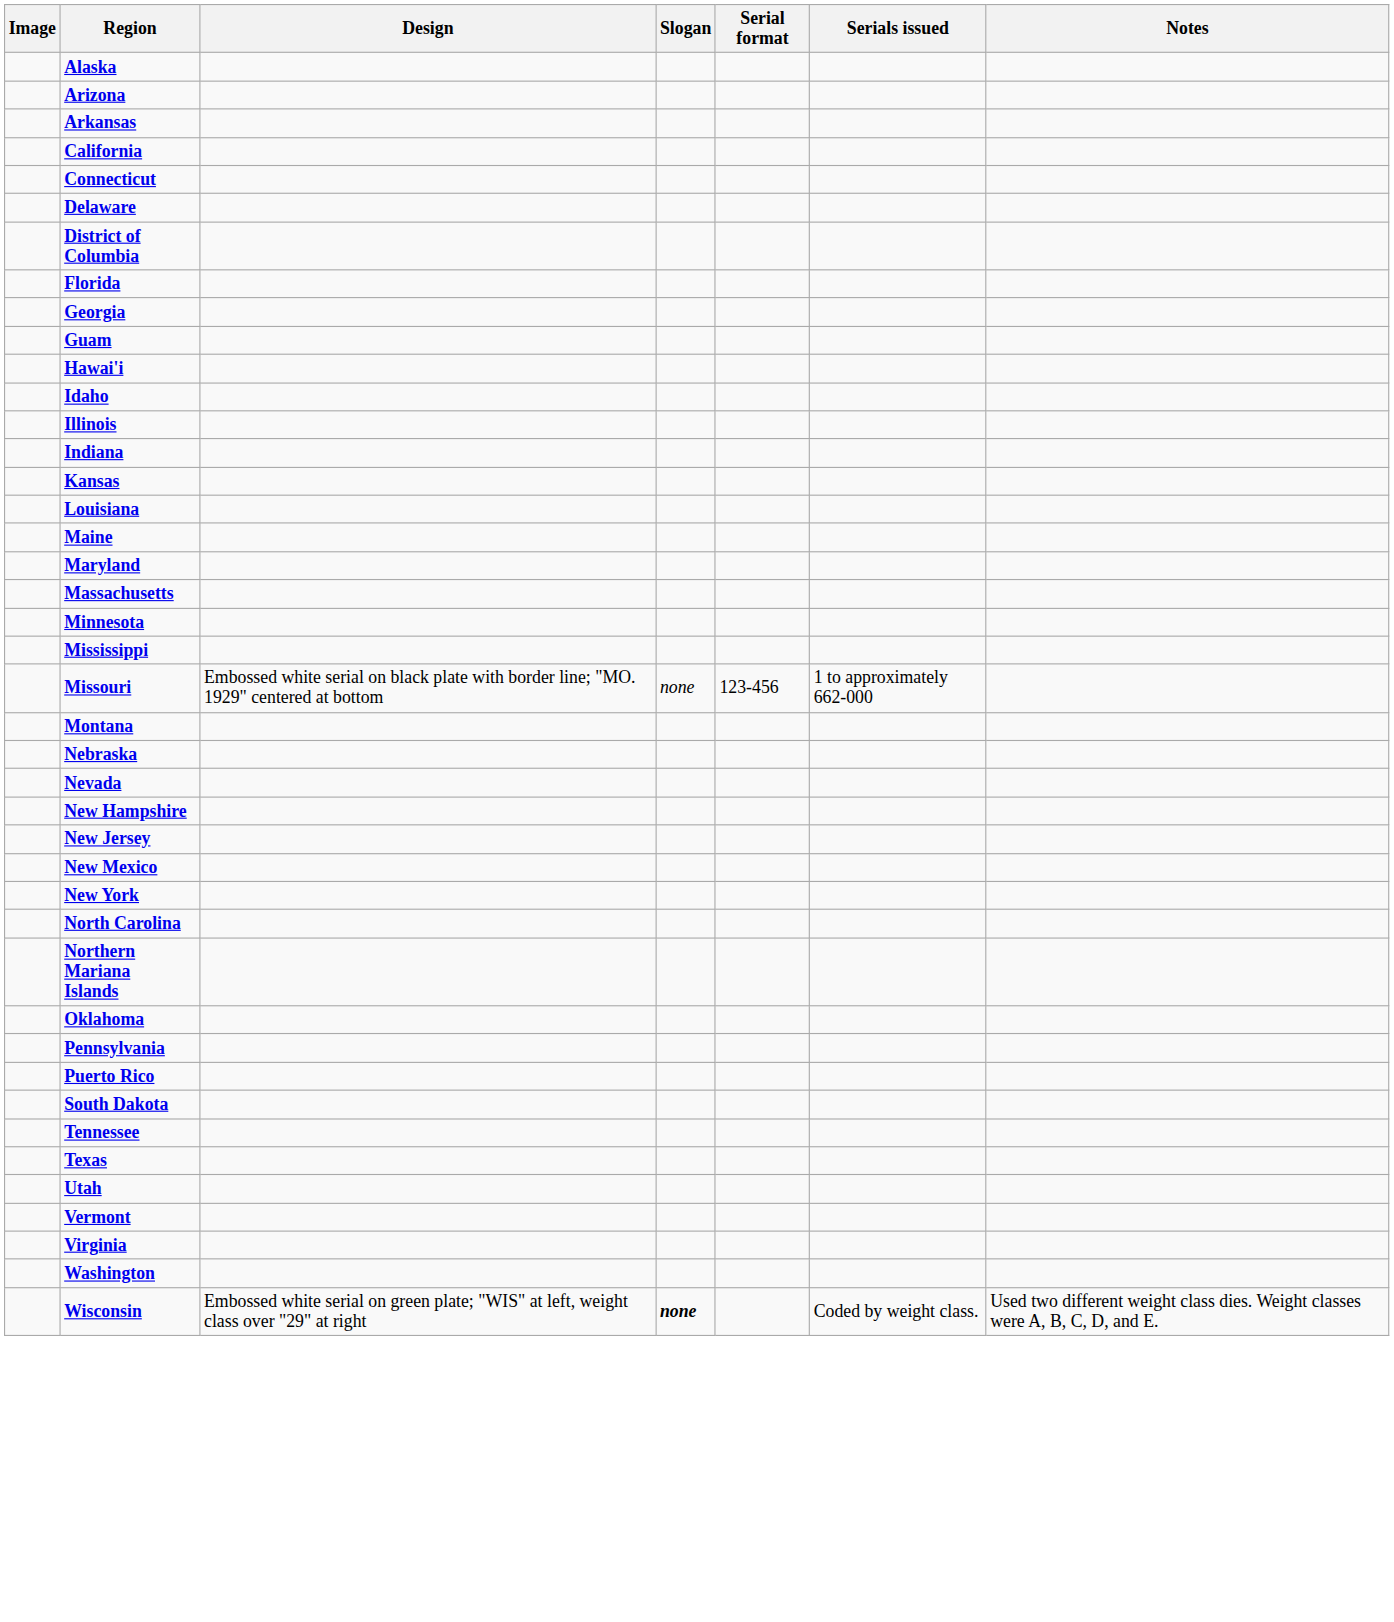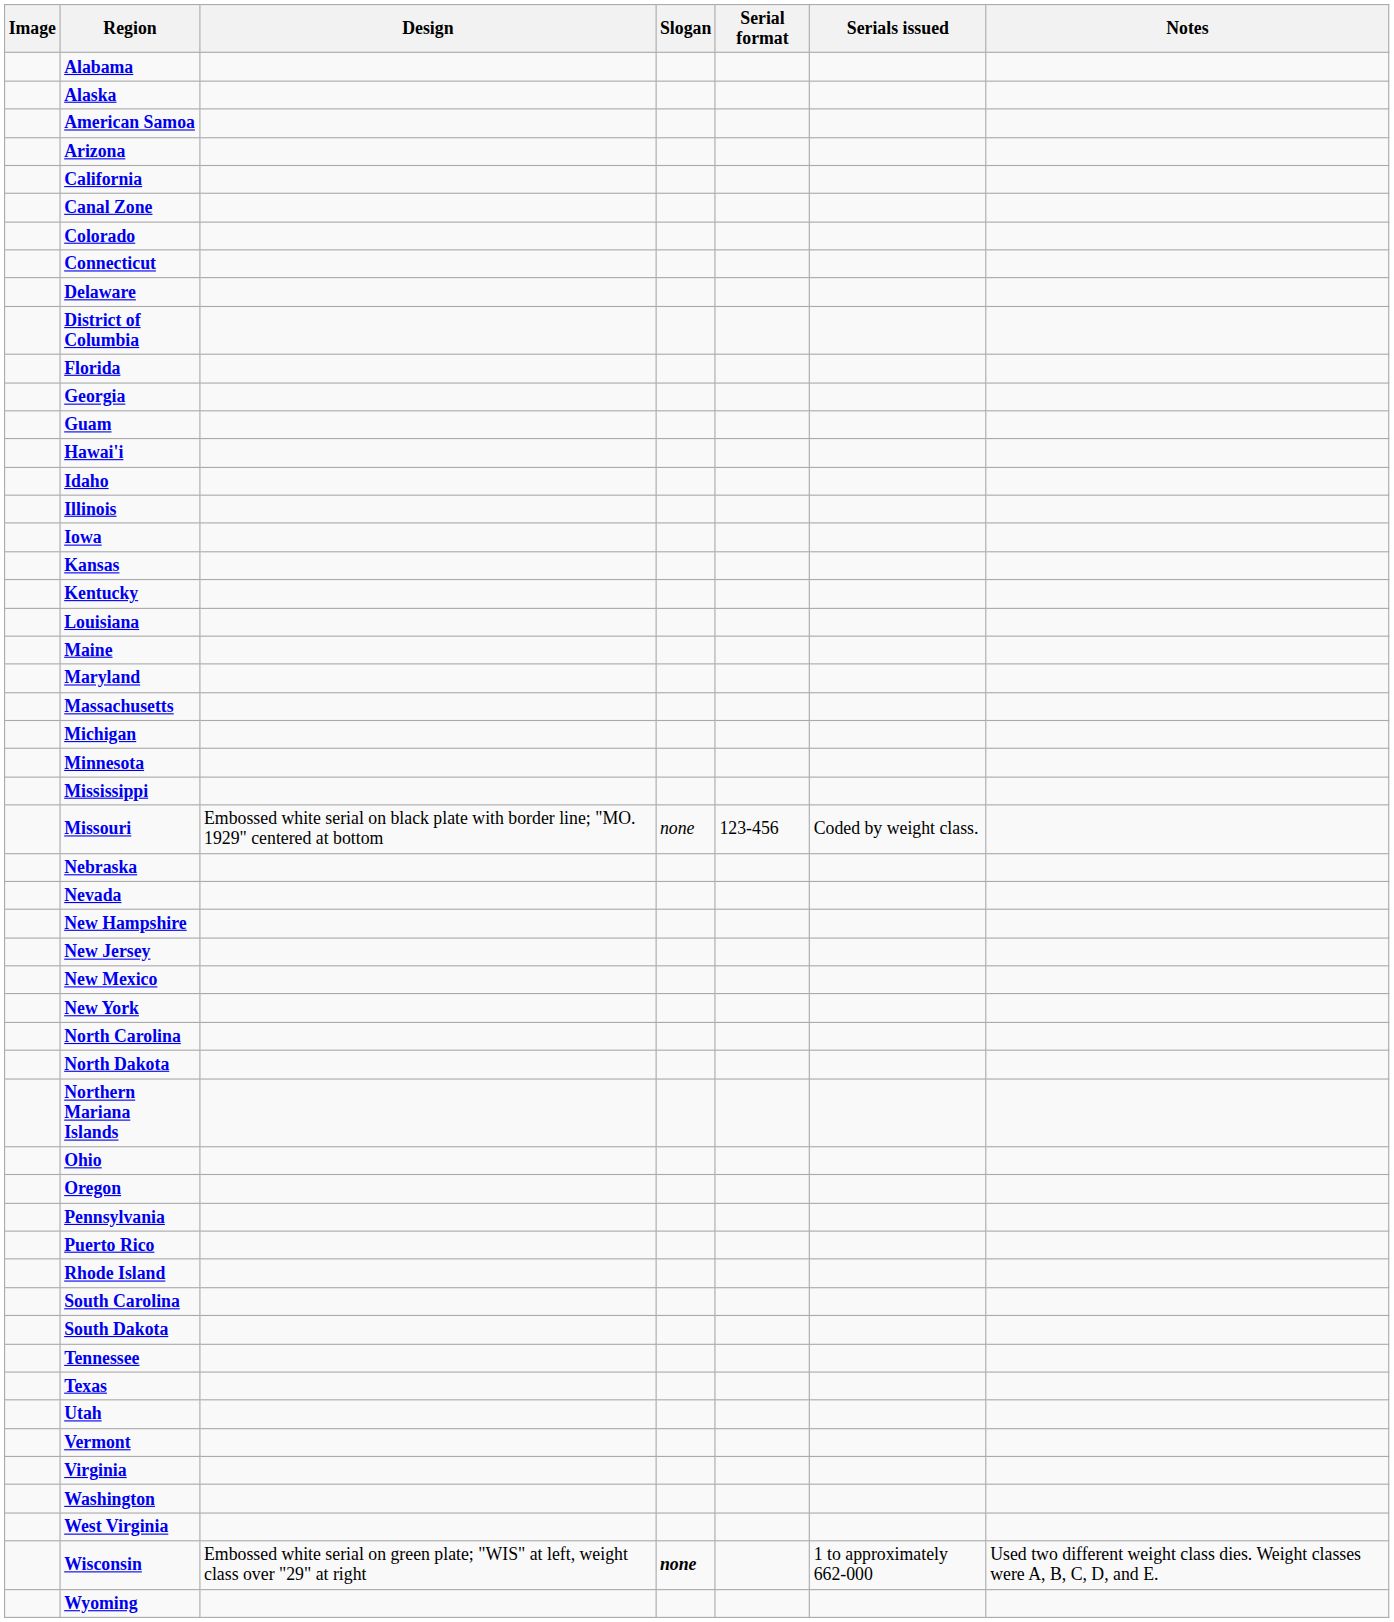+ row: (99, 66)
+ row: (130, 123)
- row: (100, 123)
+ row: (108, 207)
+ row: (100, 235)
- row: (94, 452)
+ row: (83, 537)
+ row: (101, 593)
+ row: (100, 734)
(881, 688) 1 to approximately 662-000 -> (896, 829) Coded by weight class.
- row: (99, 726)
+ row: (117, 1064)
+ row: (83, 1160)
- row: (104, 1019)
+ row: (93, 1188)
+ row: (115, 1273)
+ row: (122, 1301)
+ row: (116, 1526)
(896, 1311) Coded by weight class. -> (881, 1564) 1 to approximately 662-000
+ row: (101, 1603)
